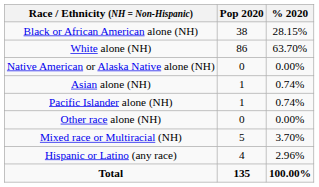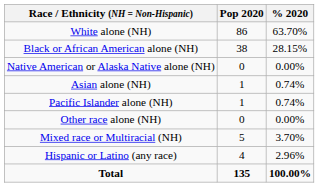rows swapped: (111, 48) <-> (111, 31)
